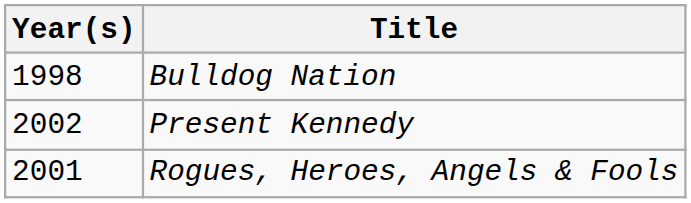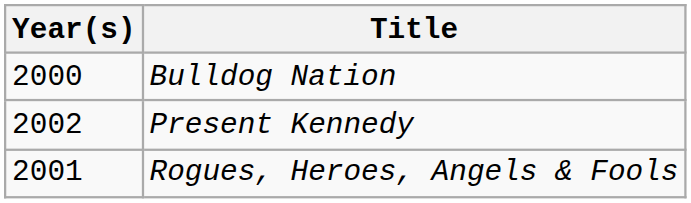(47, 77) 1998 -> (47, 77) 2000
